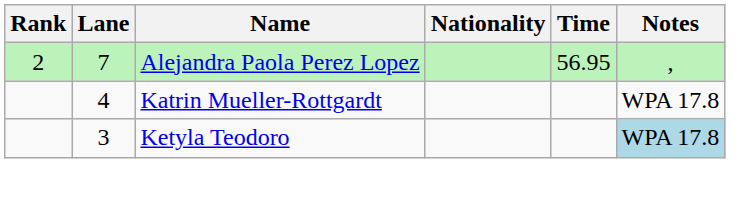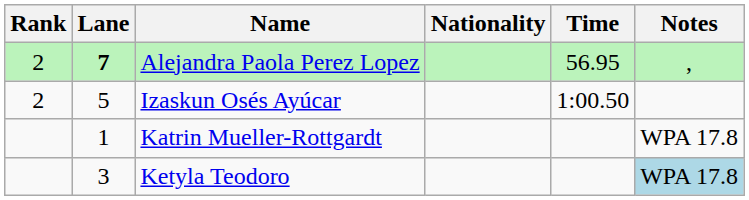(103, 61) normal -> (103, 61) bold
+ row: (241, 99)
(103, 99) 4 -> (103, 137) 1
